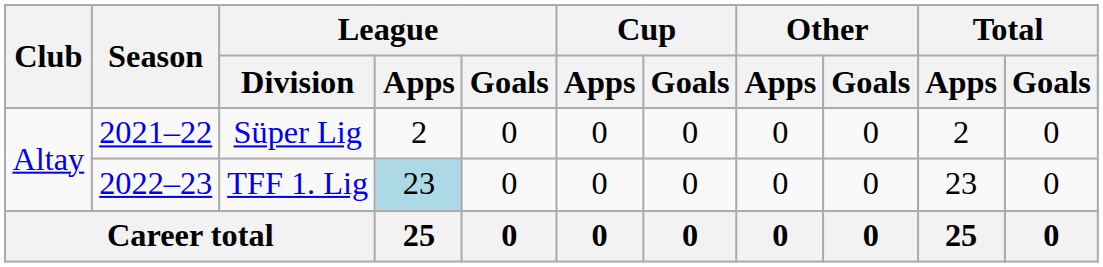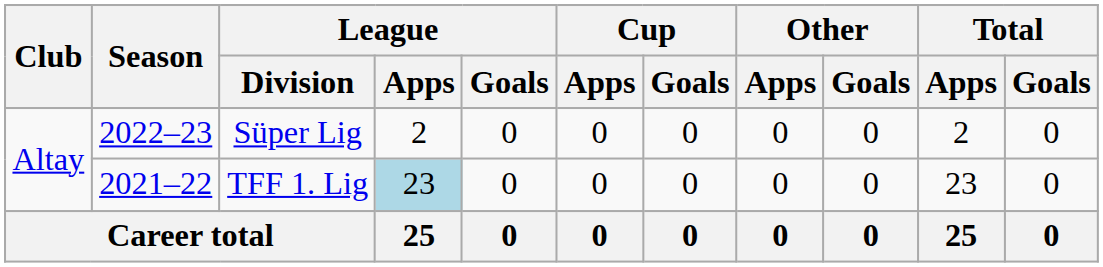(156, 132) 2021–22 -> (156, 132) 2022–23
(156, 183) 2022–23 -> (156, 183) 2021–22
